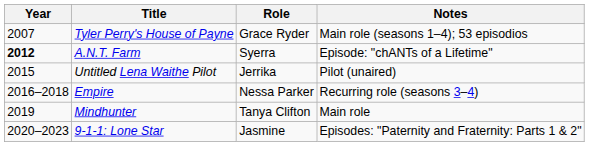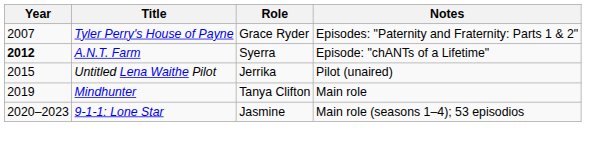(424, 33) Main role (seasons 1–4); 53 episodios -> (447, 33) Episodes: "Paternity and Fraternity: Parts 1 & 2"
- row: (94, 92)
(451, 131) Episodes: "Paternity and Fraternity: Parts 1 & 2" -> (420, 111) Main role (seasons 1–4); 53 episodios
